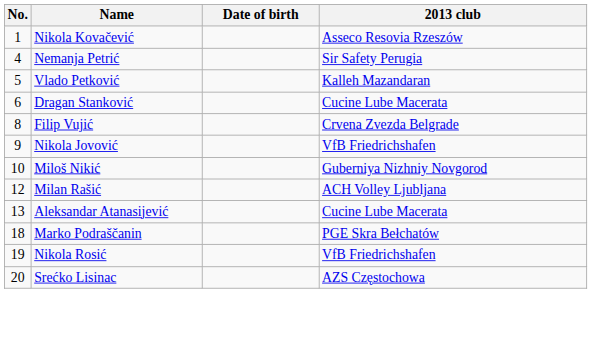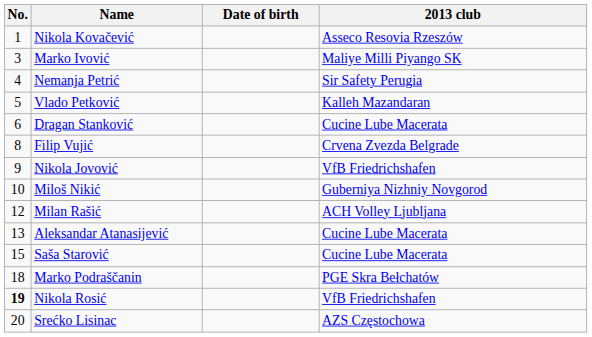+ row: (72, 59)
+ row: (71, 255)
(18, 255) normal -> (18, 299) bold
